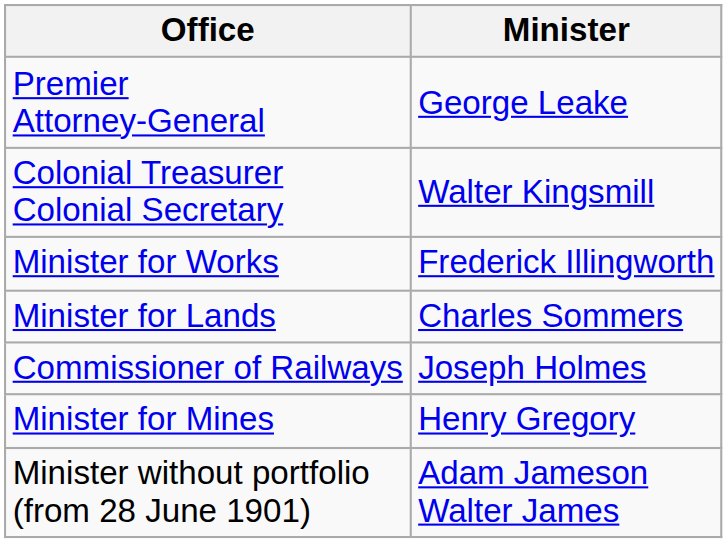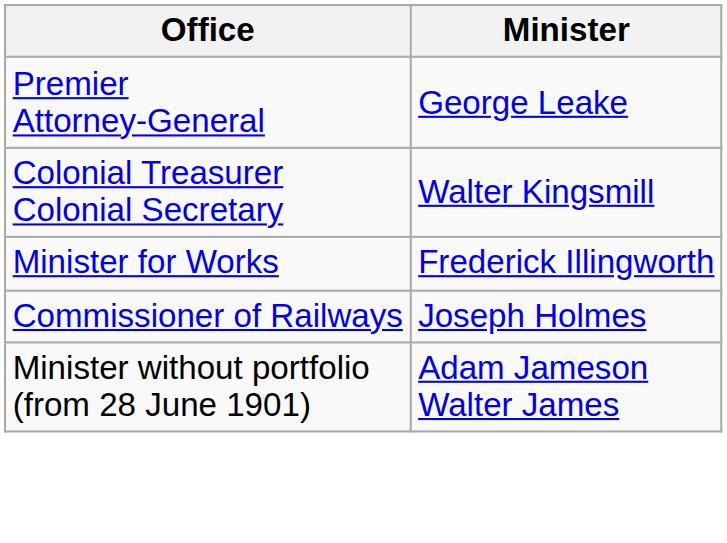- row: (144, 315)
- row: (143, 420)
